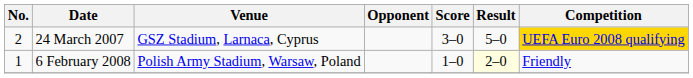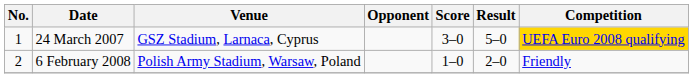(18, 38) 2 -> (18, 38) 1
(18, 61) 1 -> (18, 61) 2
(496, 61) lightyellow background -> (496, 61) no background
